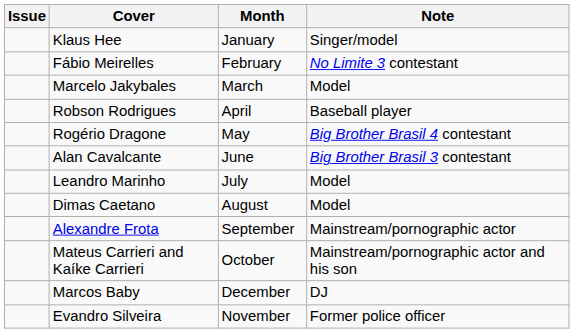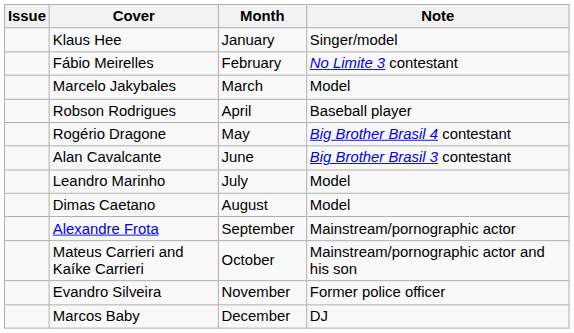rows swapped: (107, 316) <-> (96, 292)
